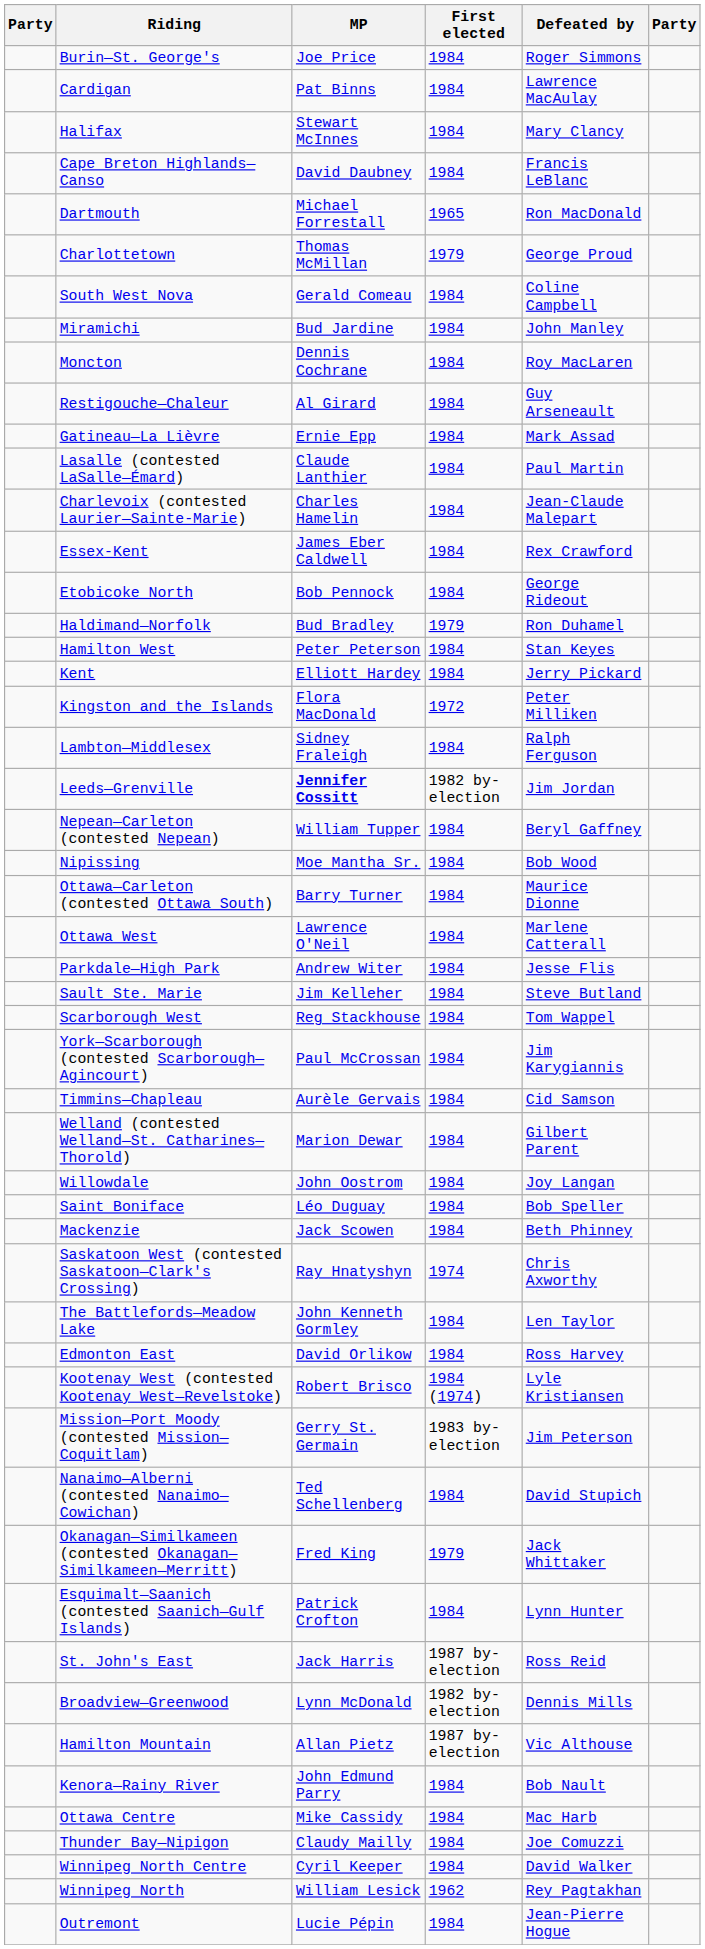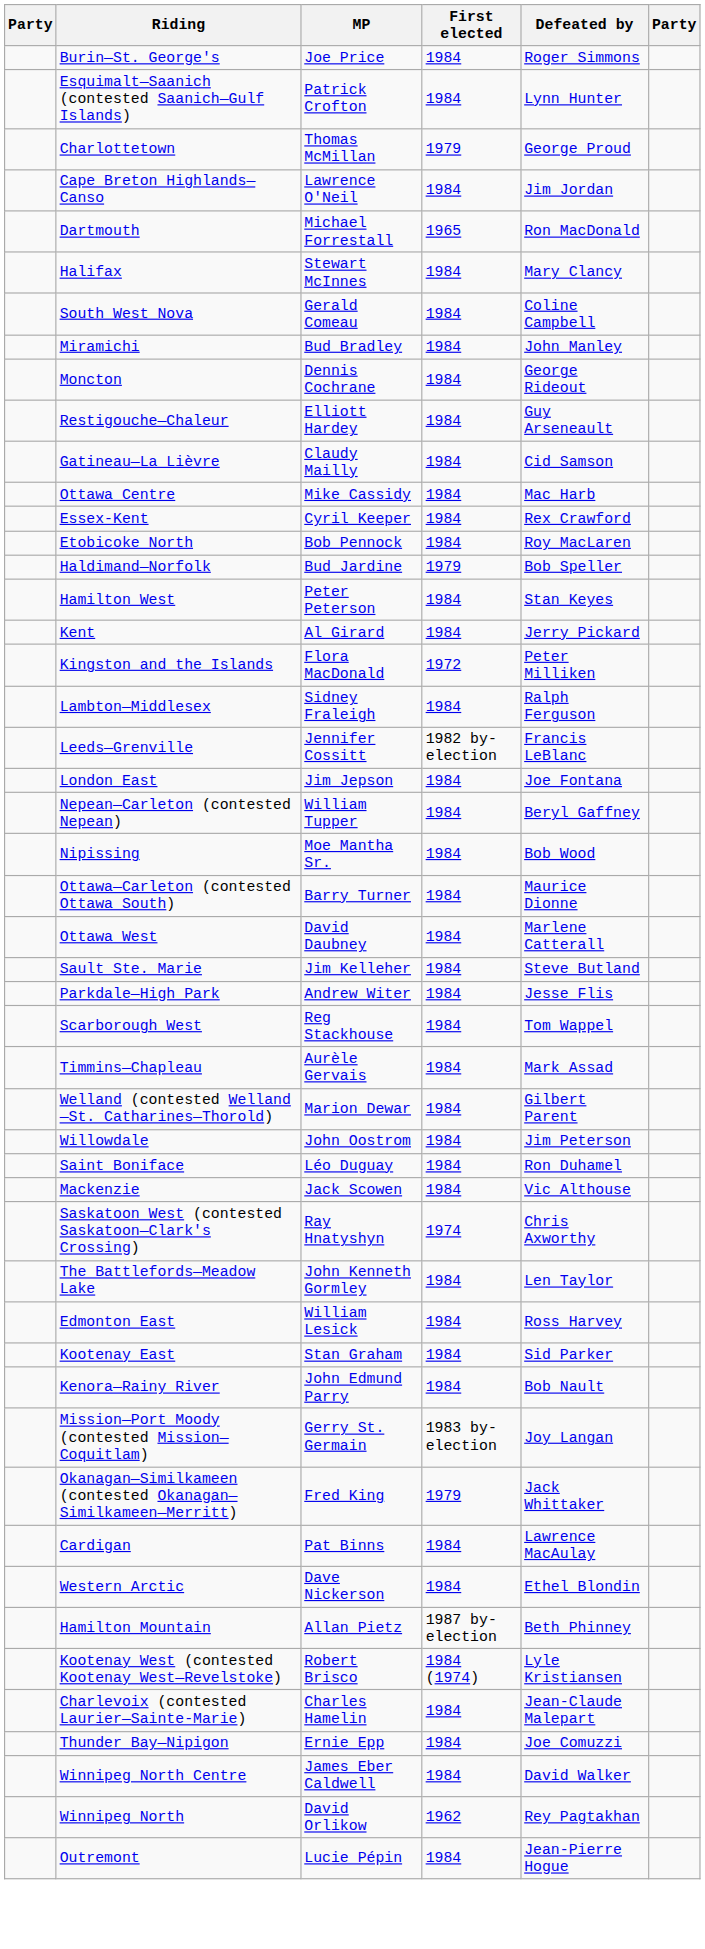rows swapped: (95, 91) <-> (162, 1613)
rows swapped: (117, 256) <-> (91, 132)
(354, 173) David Daubney -> (340, 190) Lawrence O'Neil
(557, 173) Francis LeBlanc -> (569, 190) Jim Jordan
(345, 330) Bud Jardine -> (353, 347) Bud Bradley
(579, 362) Roy MacLaren -> (555, 379) George Rideout
(336, 404) Al Girard -> (335, 421) Elliott Hardey
(336, 436) Ernie Epp -> (331, 462) Claudy Mailly
(570, 436) Mark Assad -> (569, 462) Cid Samson
- row: (140, 469)
rows swapped: (153, 510) <-> (117, 1819)
(340, 551) James Eber Caldwell -> (358, 519) Cyril Keeper
(557, 593) George Rideout -> (578, 543) Roy MacLaren
(345, 625) Bud Bradley -> (353, 567) Bud Jardine
(575, 625) Ron Duhamel -> (573, 567) Bob Speller
(358, 674) Elliott Hardey -> (344, 632) Al Girard
(332, 789) bold -> (340, 748) normal
(570, 789) Jim Jordan -> (555, 748) Francis LeBlanc
+ row: (109, 780)
(332, 937) Lawrence O'Neil -> (335, 937) David Daubney
rows swapped: (140, 970) <-> (131, 994)
- row: (162, 1059)
(570, 1100) Cid Samson -> (569, 1068) Mark Assad
(570, 1183) Joy Langan -> (578, 1142) Jim Peterson
(575, 1207) Bob Speller -> (573, 1166) Ron Duhamel
(579, 1231) Beth Phinney -> (578, 1190) Vic Althouse
(354, 1355) David Orlikow -> (335, 1322) William Lesick
+ row: (117, 1355)
rows swapped: (171, 1388) <-> (140, 1786)
(579, 1437) Jim Peterson -> (569, 1437) Joy Langan
- row: (144, 1496)
+ row: (122, 1587)
- row: (126, 1662)
- row: (144, 1704)
(579, 1745) Vic Althouse -> (578, 1628) Beth Phinney
(354, 1843) Claudy Mailly -> (344, 1743) Ernie Epp
(349, 1867) Cyril Keeper -> (349, 1776) James Eber Caldwell
(358, 1891) William Lesick -> (335, 1817) David Orlikow
